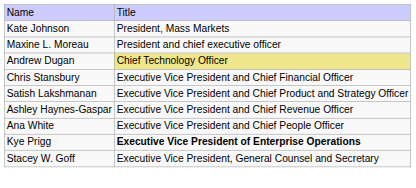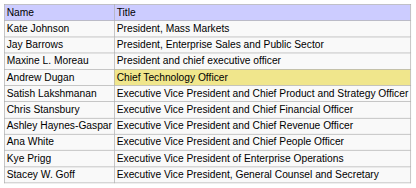+ row: (35, 45)
rows swapped: (43, 77) <-> (52, 93)
(239, 142) bold -> (230, 158) normal
